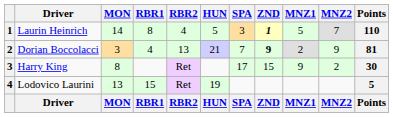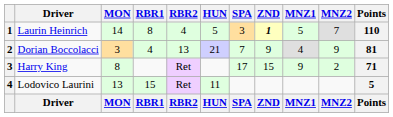(268, 48) bold -> (268, 48) normal
(301, 48) 2 -> (301, 48) 4
(372, 66) 30 -> (372, 66) 71
(215, 84) 19 -> (215, 84) 11
